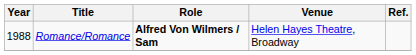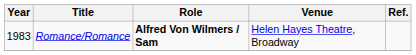(19, 36) 1988 -> (19, 36) 1983
